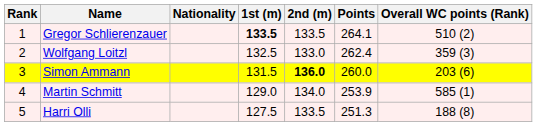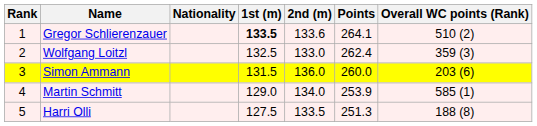(310, 33) 133.5 -> (310, 33) 133.6
(310, 72) bold -> (310, 72) normal
